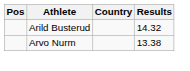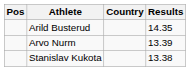(149, 27) 14.32 -> (160, 27) 14.35
(149, 43) 13.38 -> (160, 43) 13.39
+ row: (65, 58)
